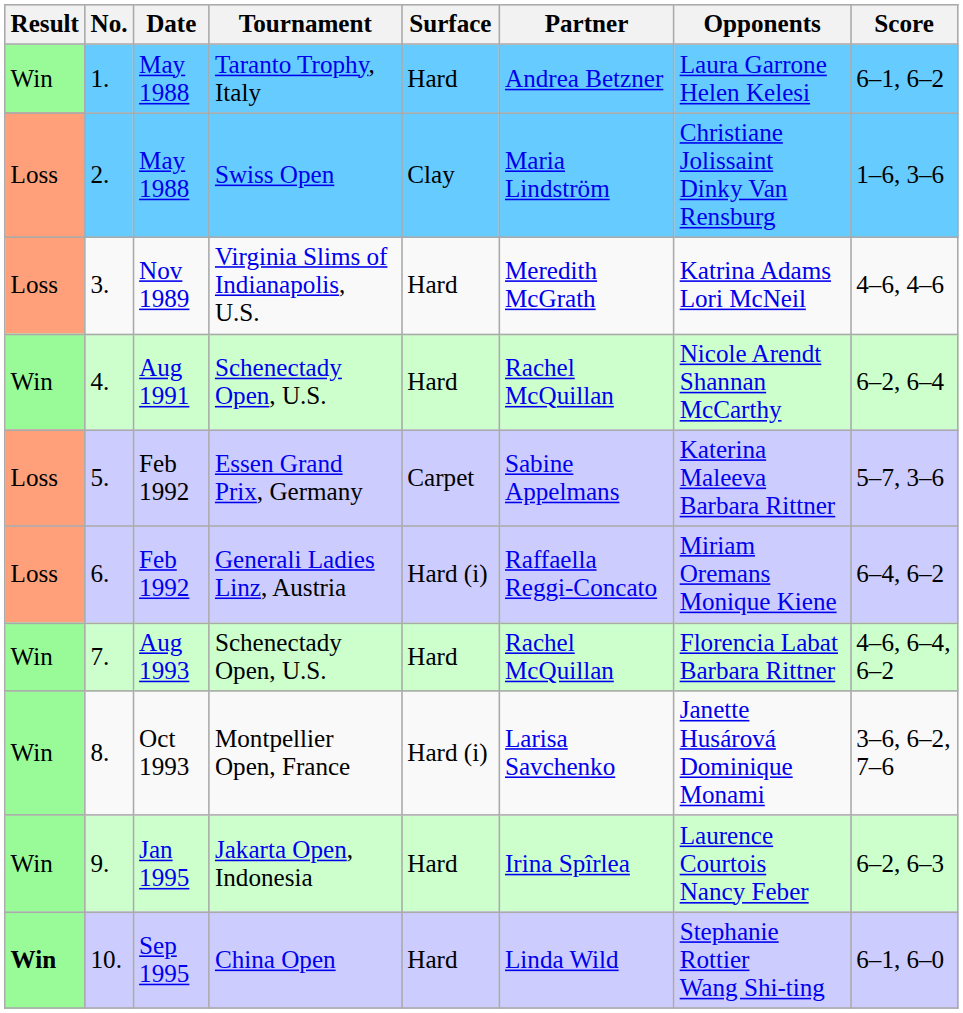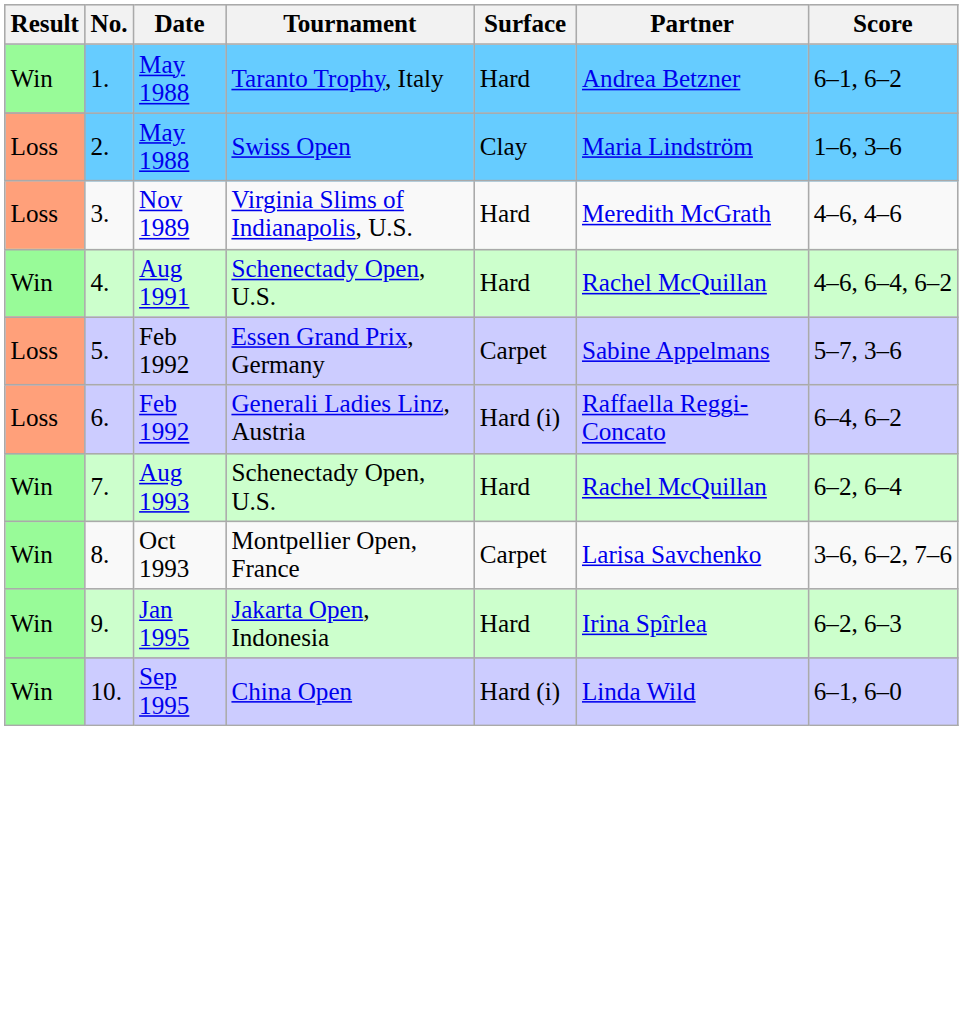- column: (762, 24)
(900, 381) 6–2, 6–4 -> (883, 282) 4–6, 6–4, 6–2
(903, 656) 4–6, 6–4, 6–2 -> (858, 486) 6–2, 6–4
(447, 752) Hard (i) -> (513, 555) Carpet
(33, 959) bold -> (32, 691) normal
(432, 959) Hard -> (520, 691) Hard (i)
